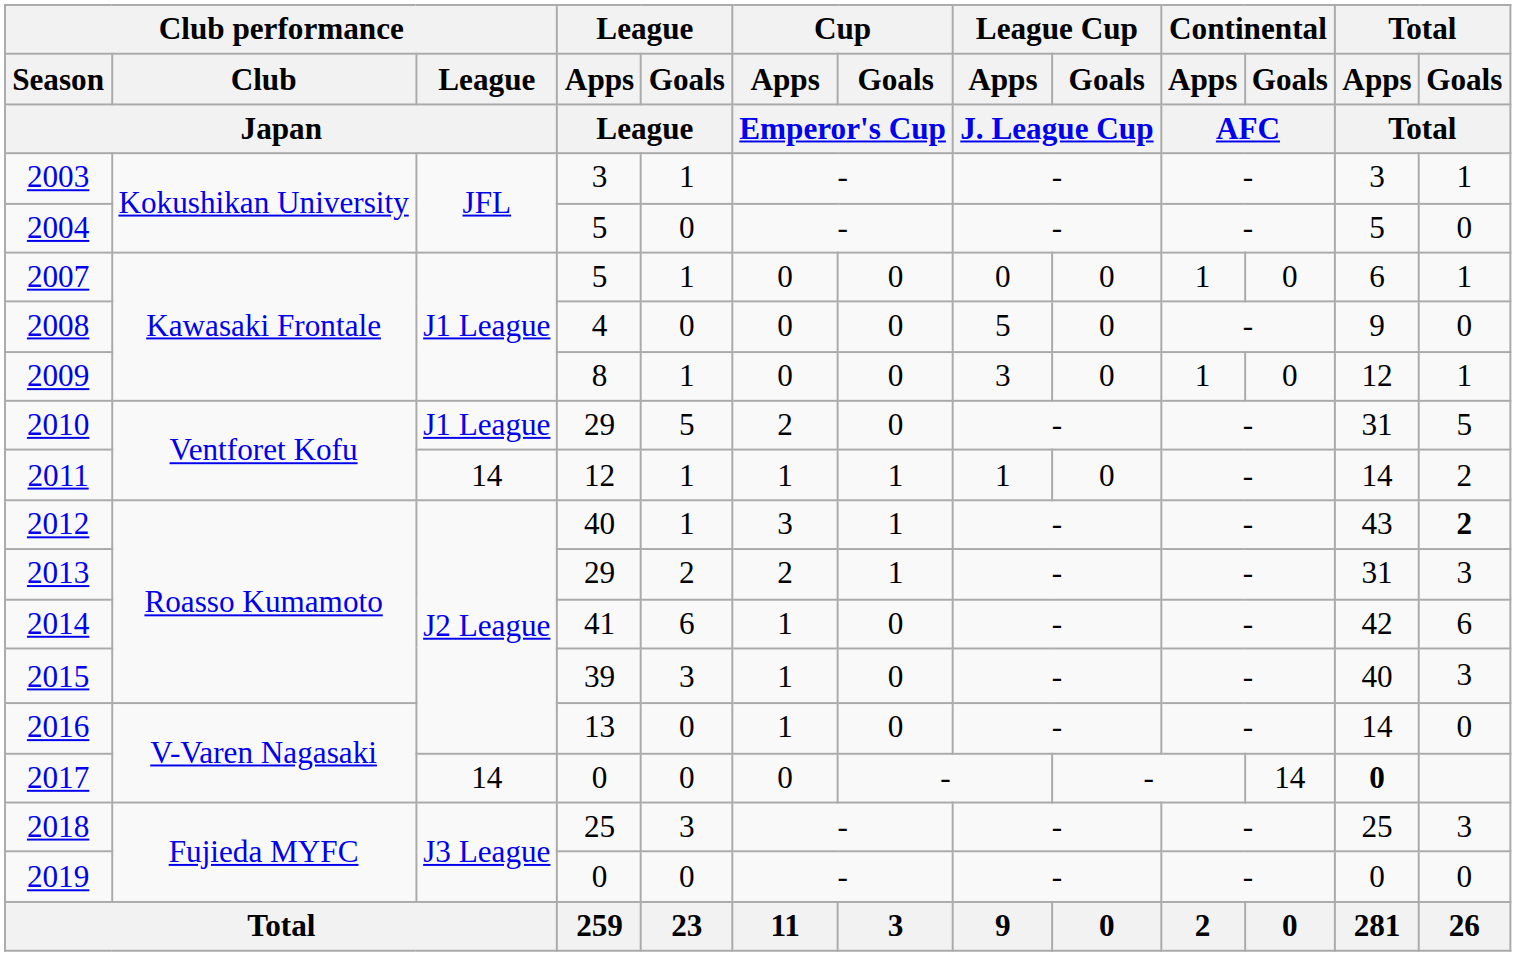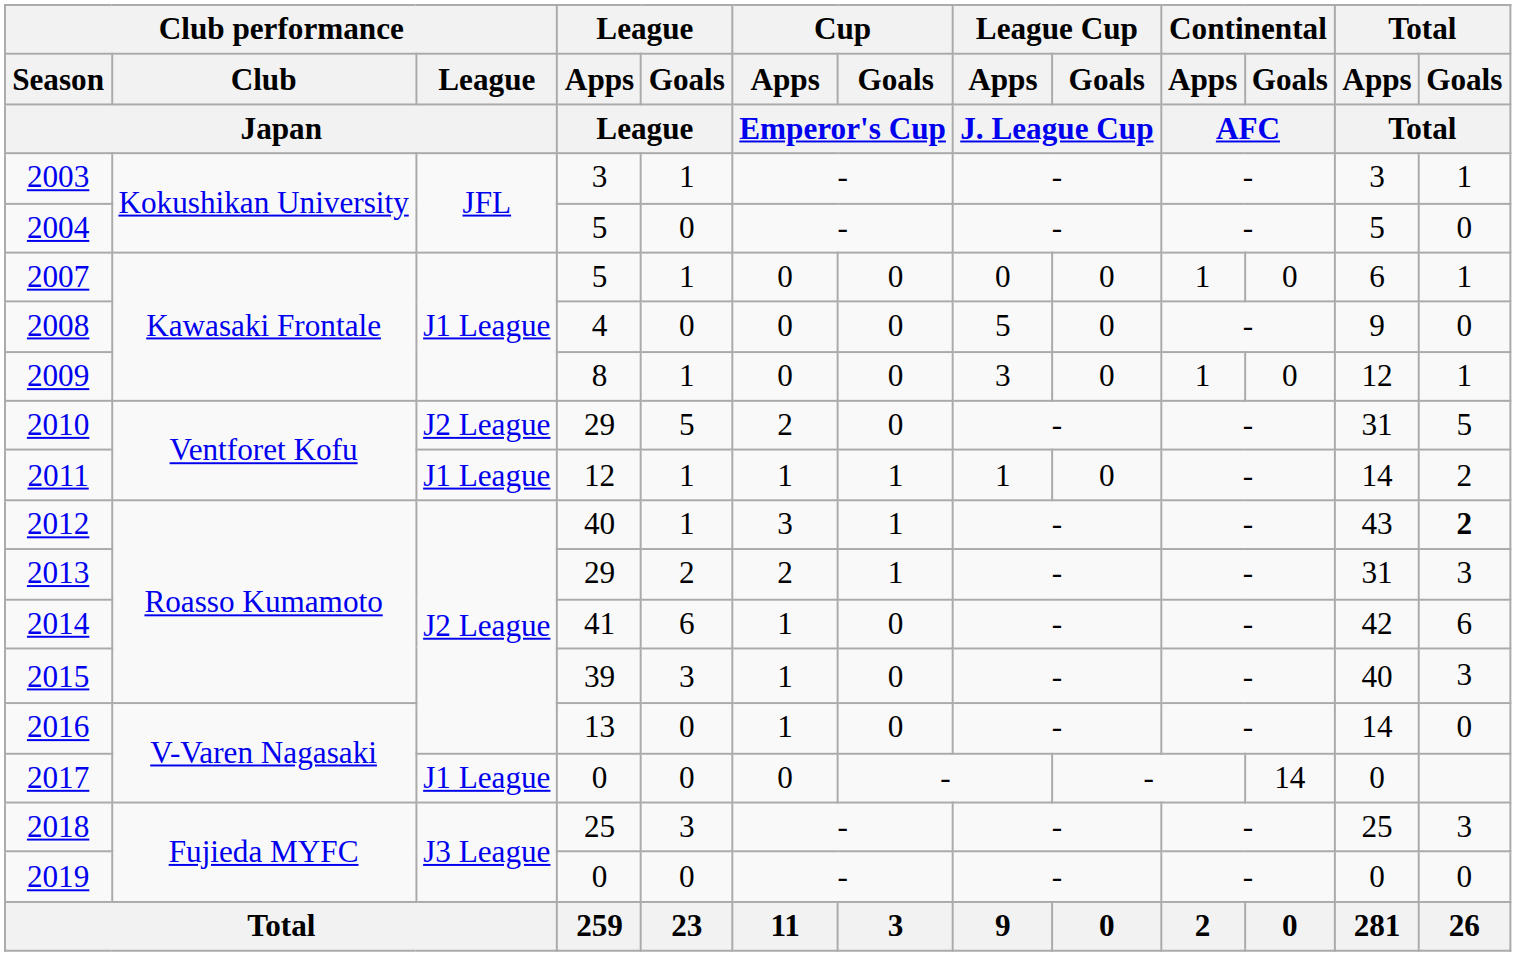(487, 425) J1 League -> (487, 425) J2 League
(487, 474) 14 -> (487, 474) J1 League
(487, 777) 14 -> (487, 777) J1 League
(1377, 777) bold -> (1377, 777) normal
